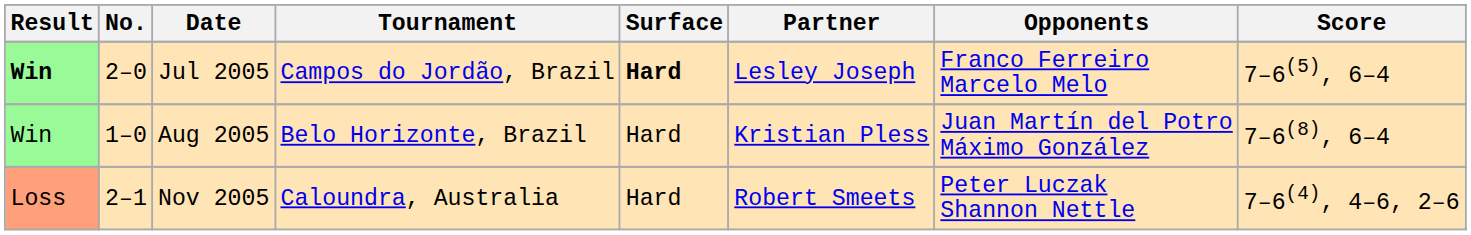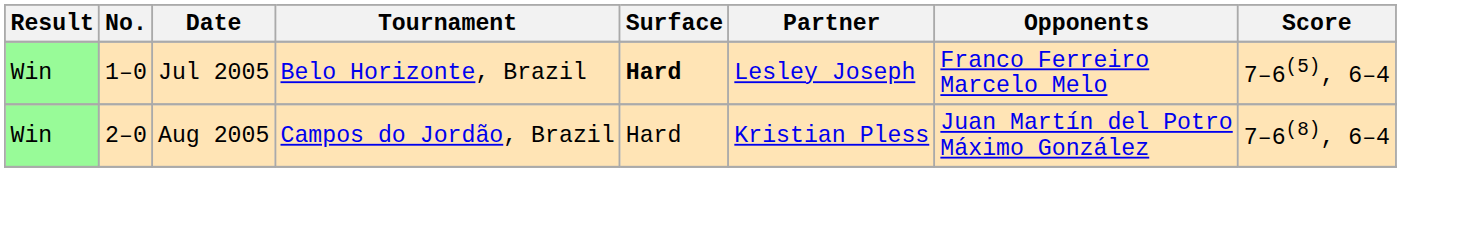(31, 73) bold -> (31, 73) normal
(126, 73) 2–0 -> (126, 73) 1–0
(448, 73) Campos do Jordão, Brazil -> (434, 73) Belo Horizonte, Brazil
(126, 135) 1–0 -> (126, 135) 2–0
(434, 135) Belo Horizonte, Brazil -> (448, 135) Campos do Jordão, Brazil
- row: (214, 198)
